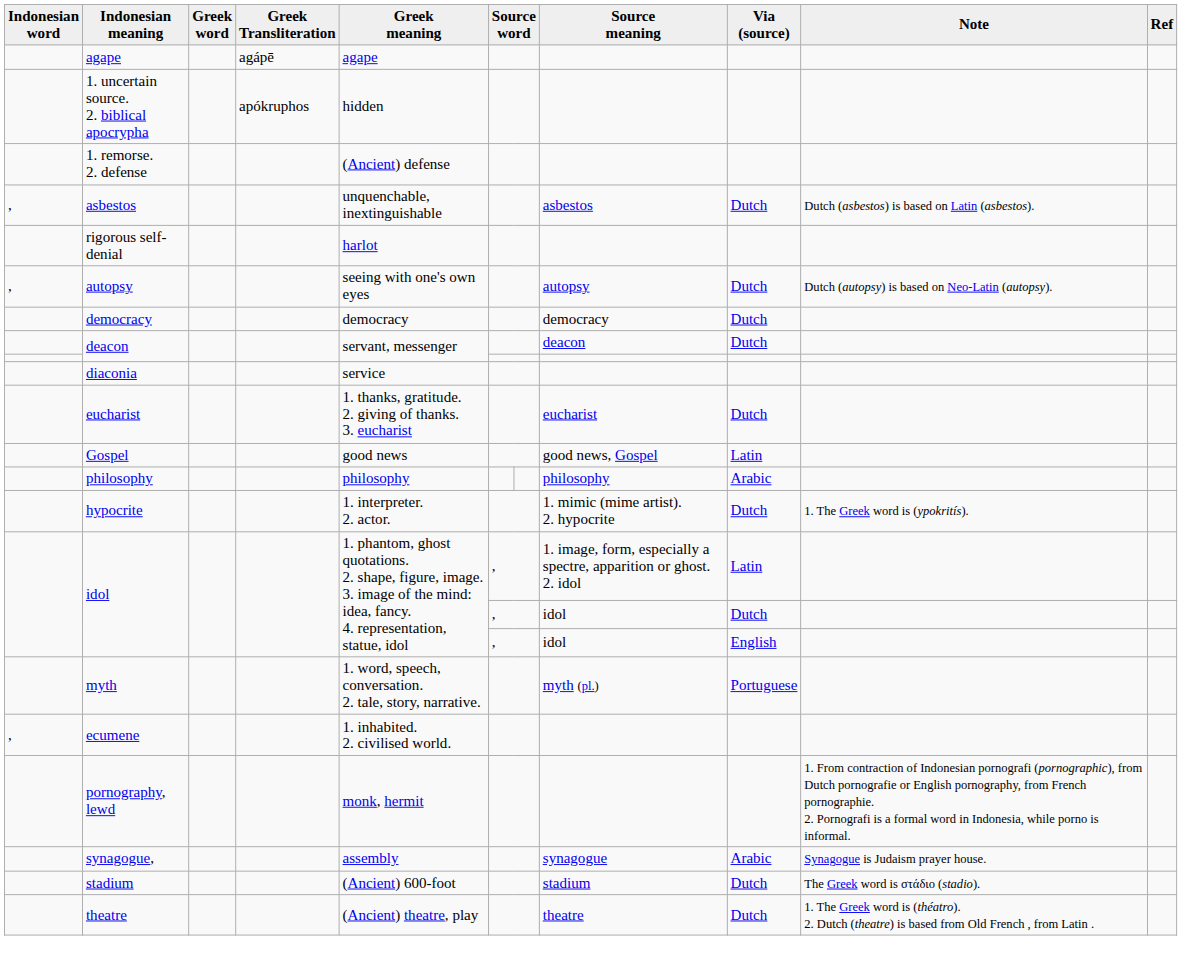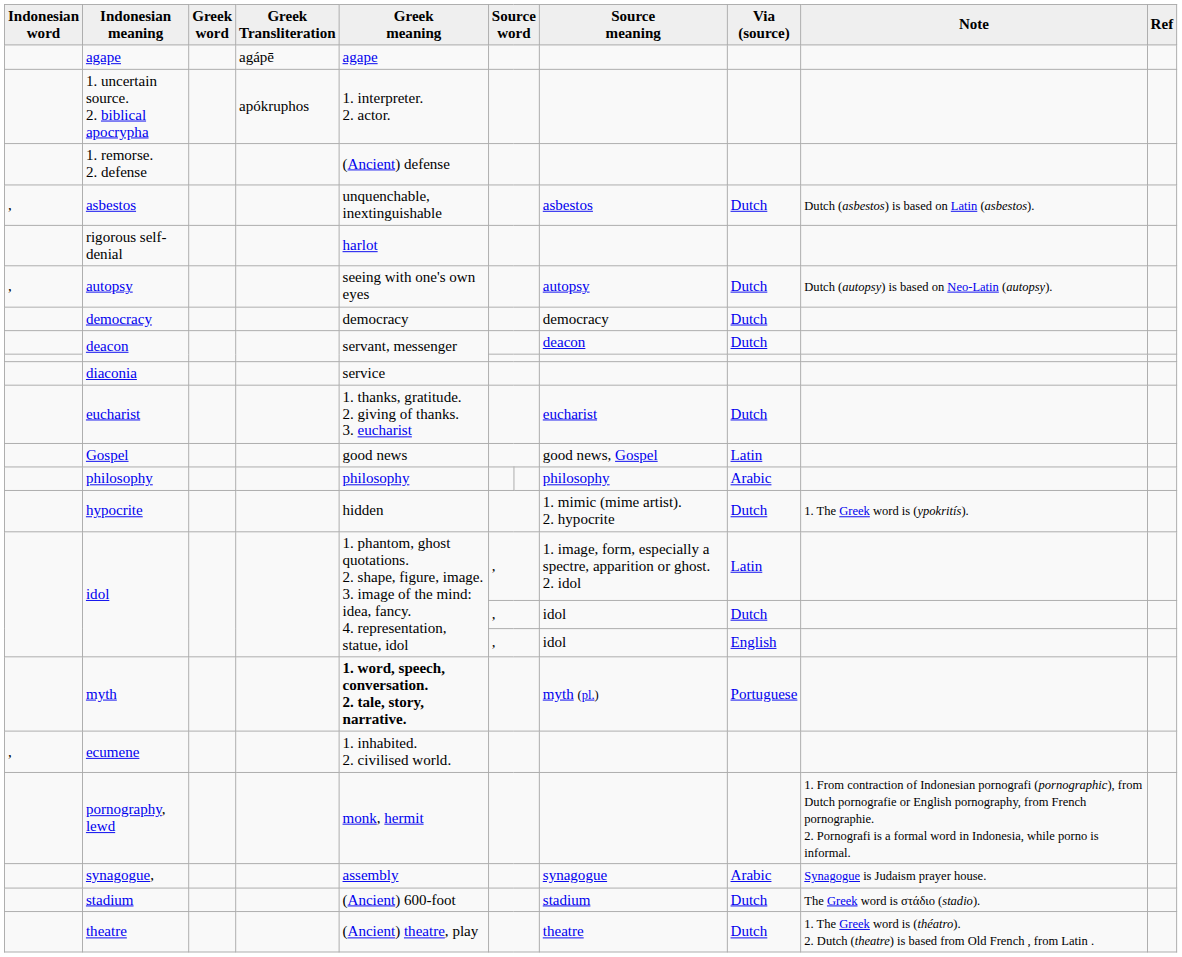(363, 106) hidden -> (383, 106) 1. interpreter. 2. actor.
(383, 511) 1. interpreter. 2. actor. -> (363, 511) hidden
(412, 685) normal -> (394, 694) bold
